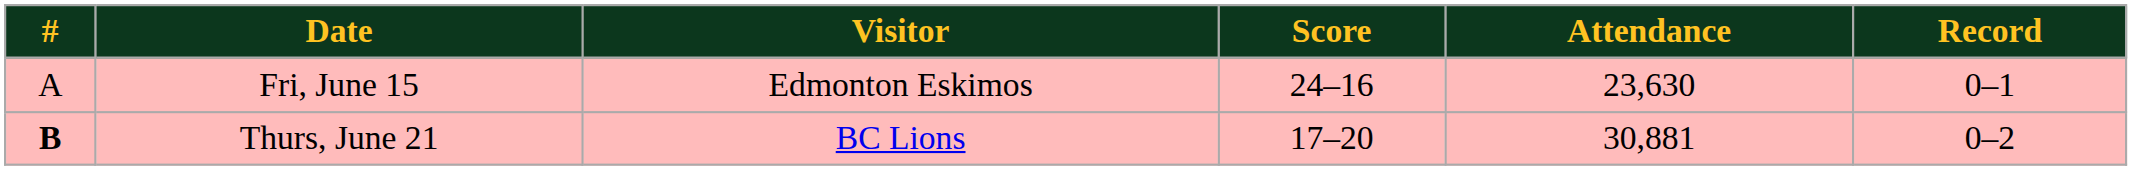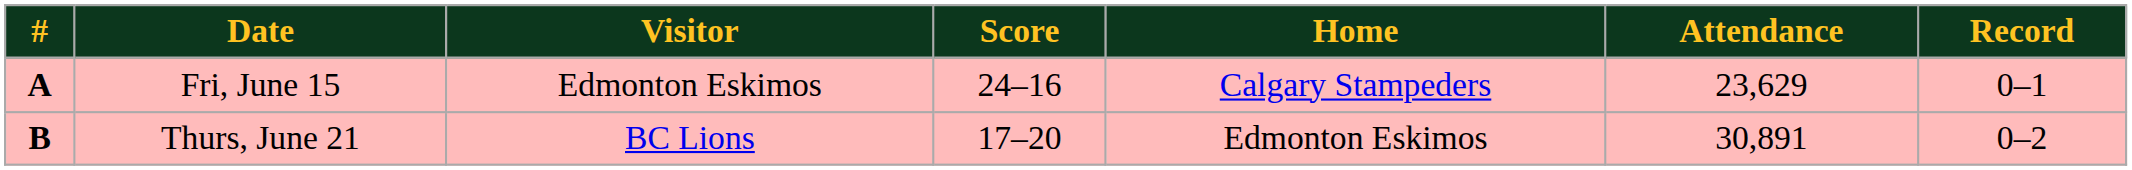+ column: (1356, 31)
(50, 84) normal -> (40, 84) bold
(1649, 84) 23,630 -> (1761, 84) 23,629
(1649, 137) 30,881 -> (1761, 137) 30,891
